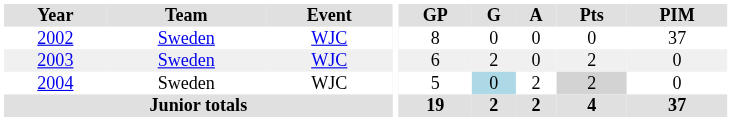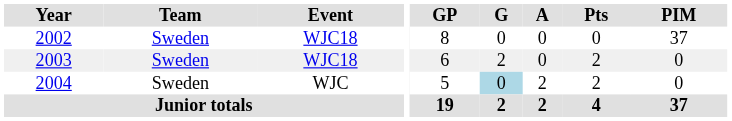(329, 37) WJC -> (330, 37) WJC18
(329, 60) WJC -> (330, 60) WJC18
(592, 83) lightgrey background -> (596, 83) no background
